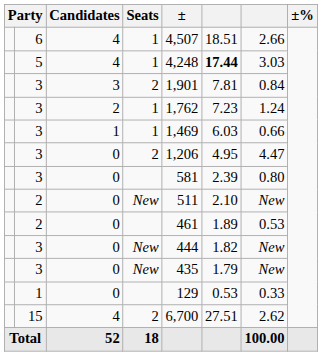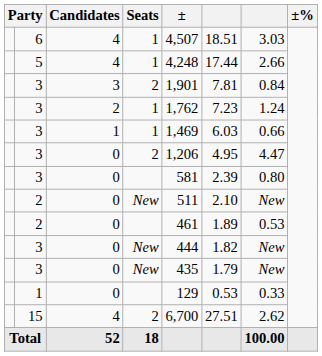(272, 39) 2.66 -> (272, 39) 3.03
(221, 62) bold -> (221, 62) normal
(272, 62) 3.03 -> (272, 62) 2.66
